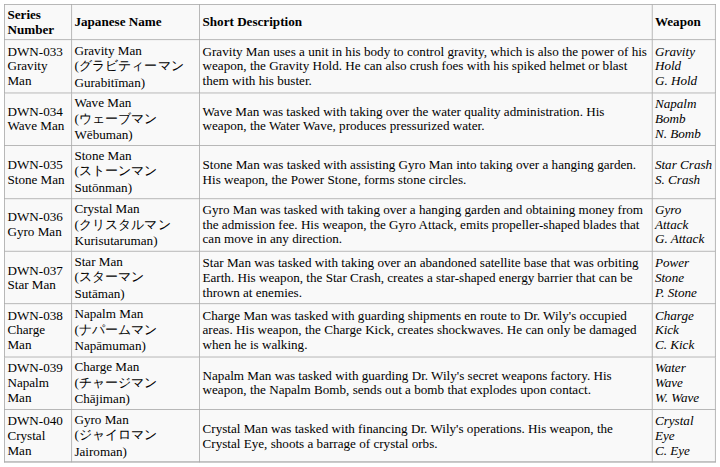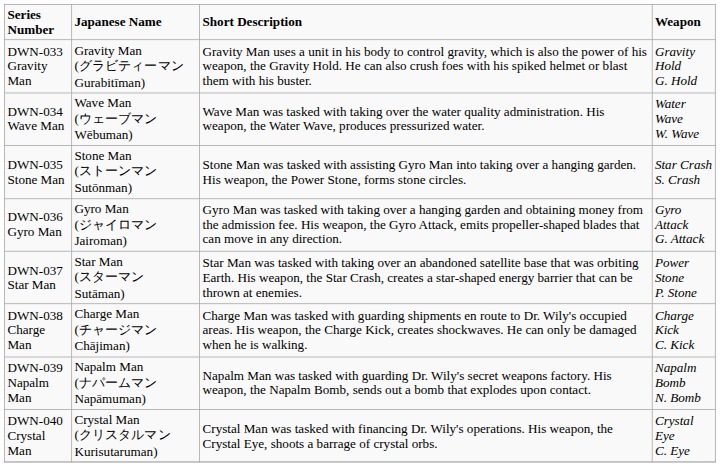(678, 119) Napalm Bomb N. Bomb -> (677, 119) Water Wave W. Wave
(123, 224) Crystal Man (クリスタルマン Kurisutaruman) -> (116, 224) Gyro Man (ジャイロマン Jairoman)
(116, 330) Napalm Man (ナパームマン Napāmuman) -> (116, 330) Charge Man (チャージマン Chājiman)
(116, 383) Charge Man (チャージマン Chājiman) -> (116, 383) Napalm Man (ナパームマン Napāmuman)
(677, 383) Water Wave W. Wave -> (678, 383) Napalm Bomb N. Bomb
(116, 435) Gyro Man (ジャイロマン Jairoman) -> (123, 435) Crystal Man (クリスタルマン Kurisutaruman)
